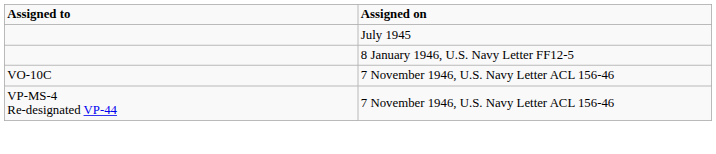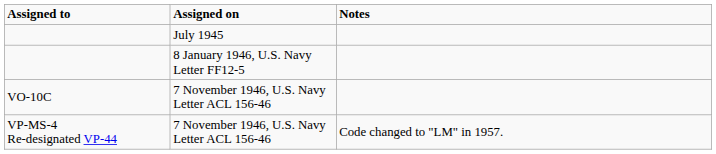+ column: (354, 14)
